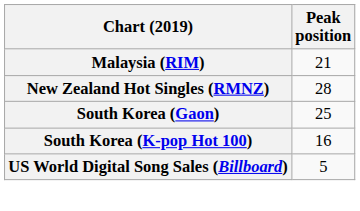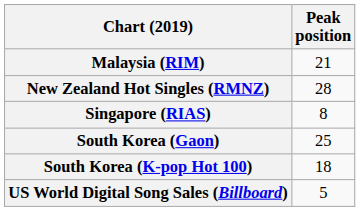+ row: (148, 114)
(323, 140) 16 -> (323, 166) 18
